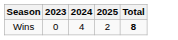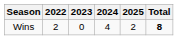+ column: (56, 12)
